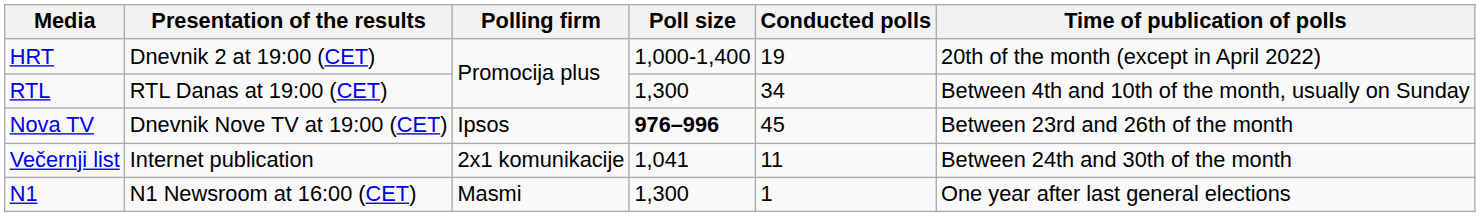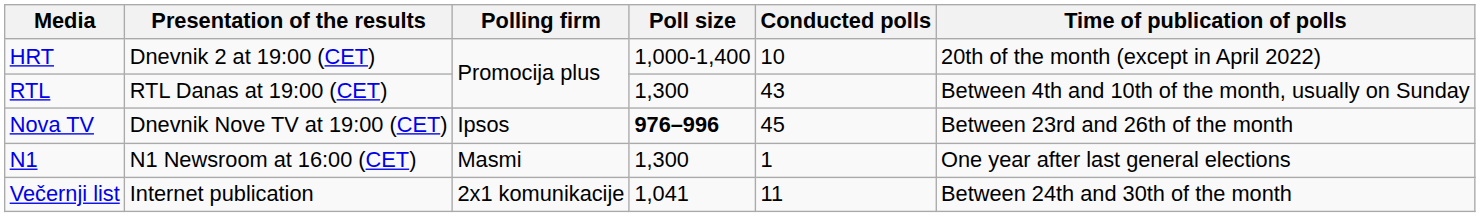(773, 56) 19 -> (773, 56) 10
(773, 90) 34 -> (773, 90) 43
rows swapped: (24, 194) <-> (65, 159)
